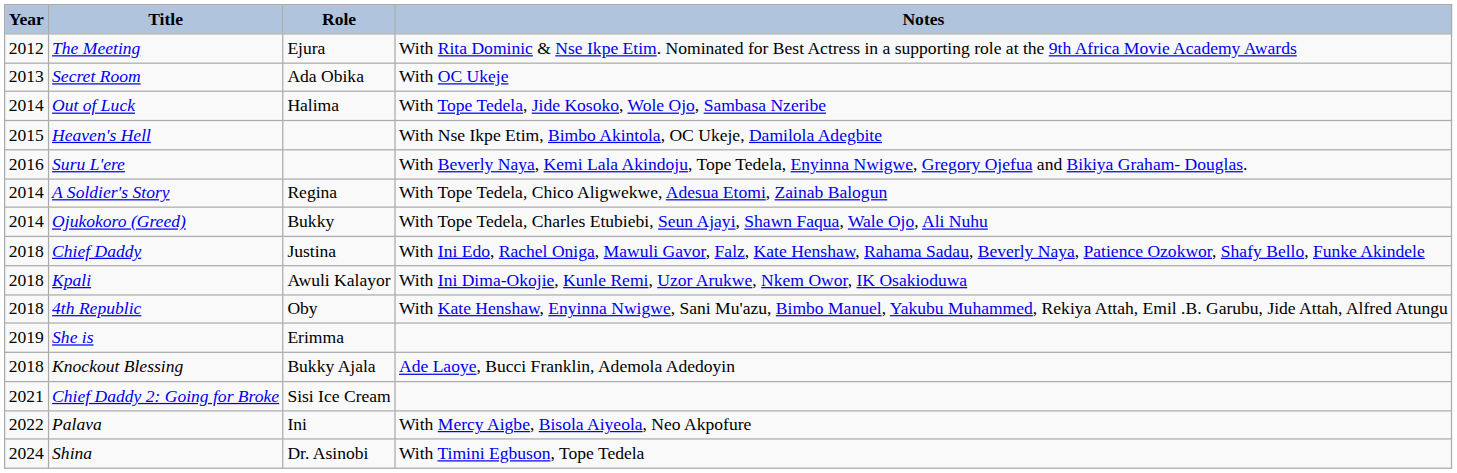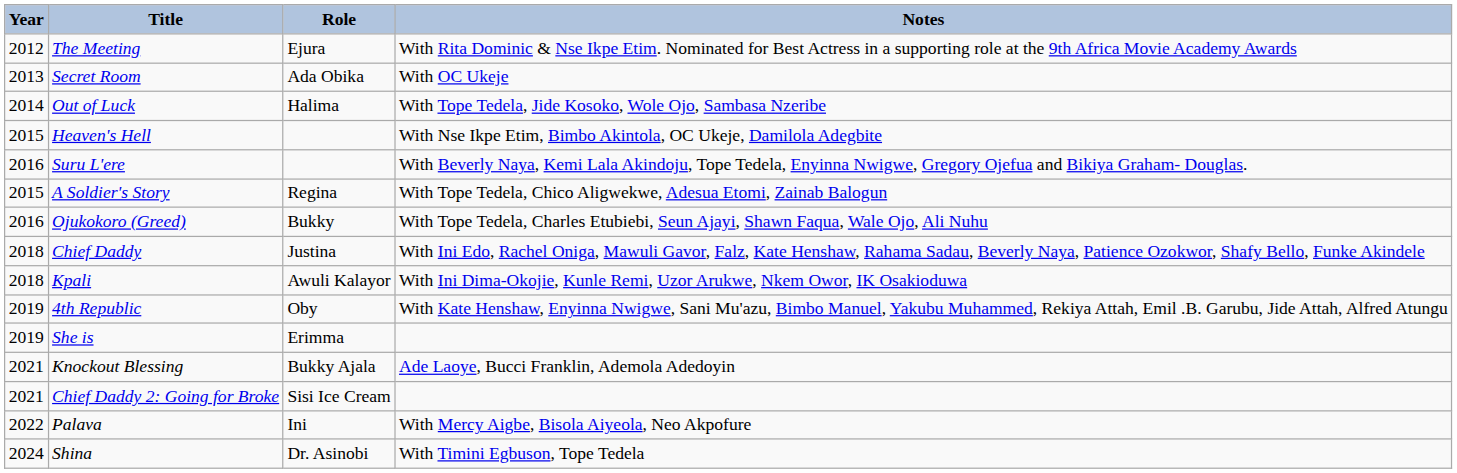(26, 193) 2014 -> (26, 193) 2015
(26, 222) 2014 -> (26, 222) 2016
(26, 309) 2018 -> (26, 309) 2019
(26, 367) 2018 -> (26, 367) 2021
